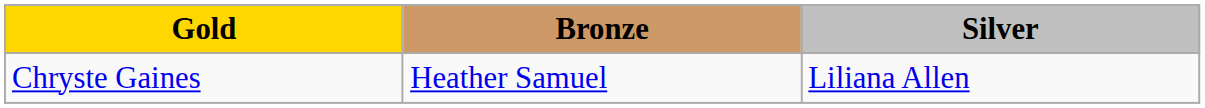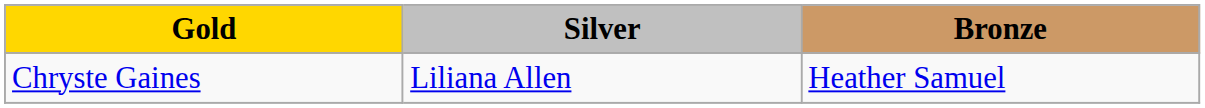columns swapped: (1000, 28) <-> (602, 28)
